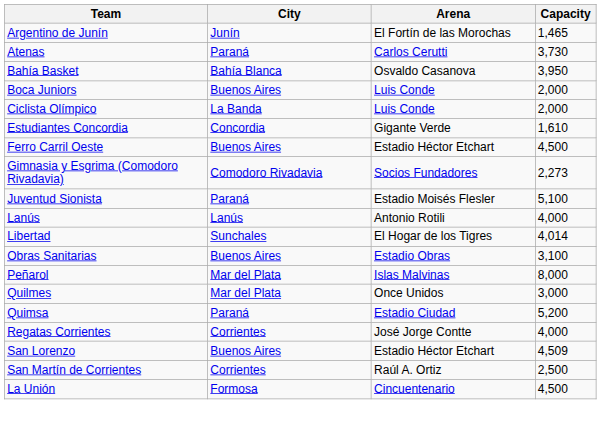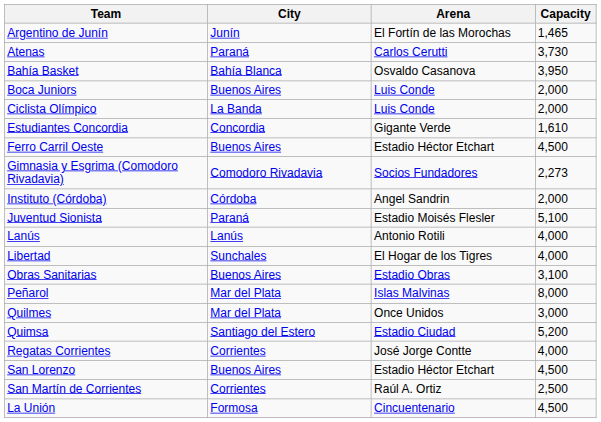+ row: (57, 198)
(553, 236) 4,014 -> (553, 255) 4,000
(230, 312) Paraná -> (263, 332) Santiago del Estero
(553, 351) 4,509 -> (553, 370) 4,500
